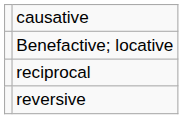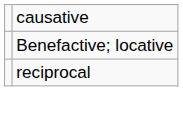- row: (51, 99)
